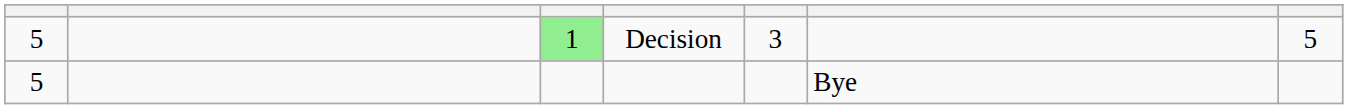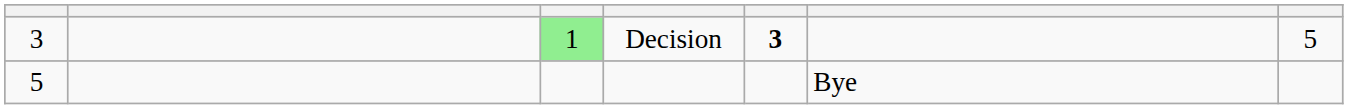(37, 38) 5 -> (37, 38) 3
(775, 38) normal -> (775, 38) bold
